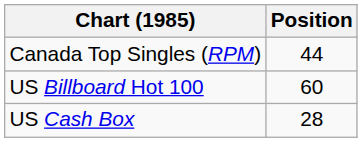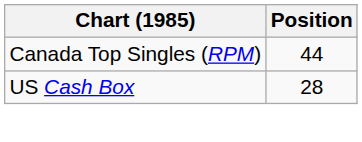- row: (107, 86)
